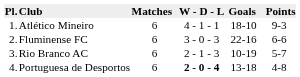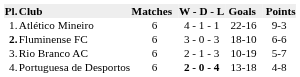(244, 25) 18-10 -> (244, 25) 22-16
(13, 39) normal -> (13, 39) bold
(244, 39) 22-16 -> (244, 39) 18-10
